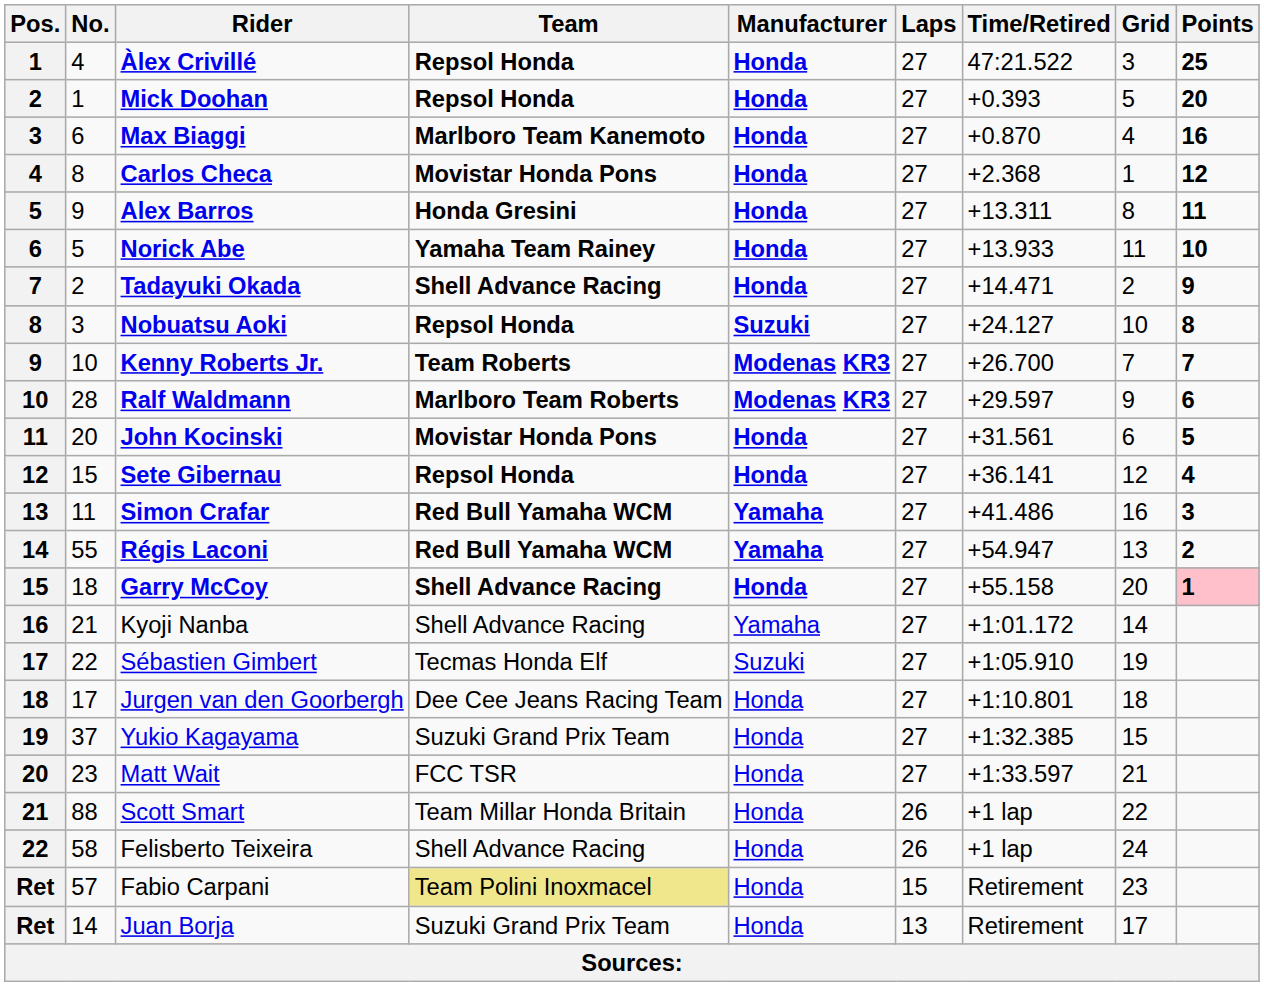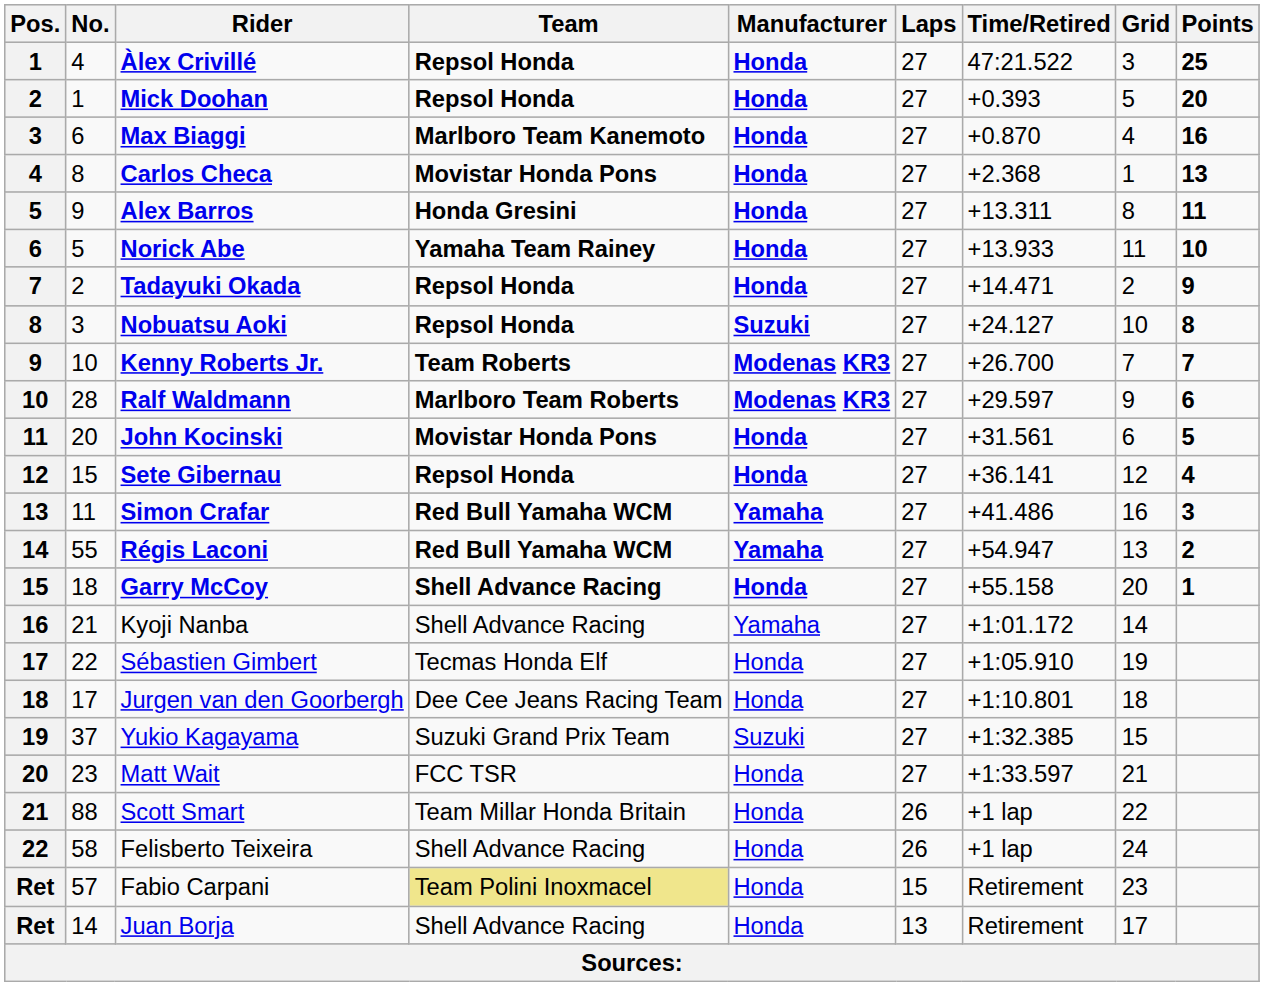(1195, 174) 12 -> (1195, 174) 13
(538, 286) Shell Advance Racing -> (494, 286) Repsol Honda
(1188, 587) pink background -> (1188, 587) no background
(769, 662) Suzuki -> (768, 662) Honda
(768, 737) Honda -> (769, 737) Suzuki
(542, 925) Suzuki Grand Prix Team -> (530, 925) Shell Advance Racing
